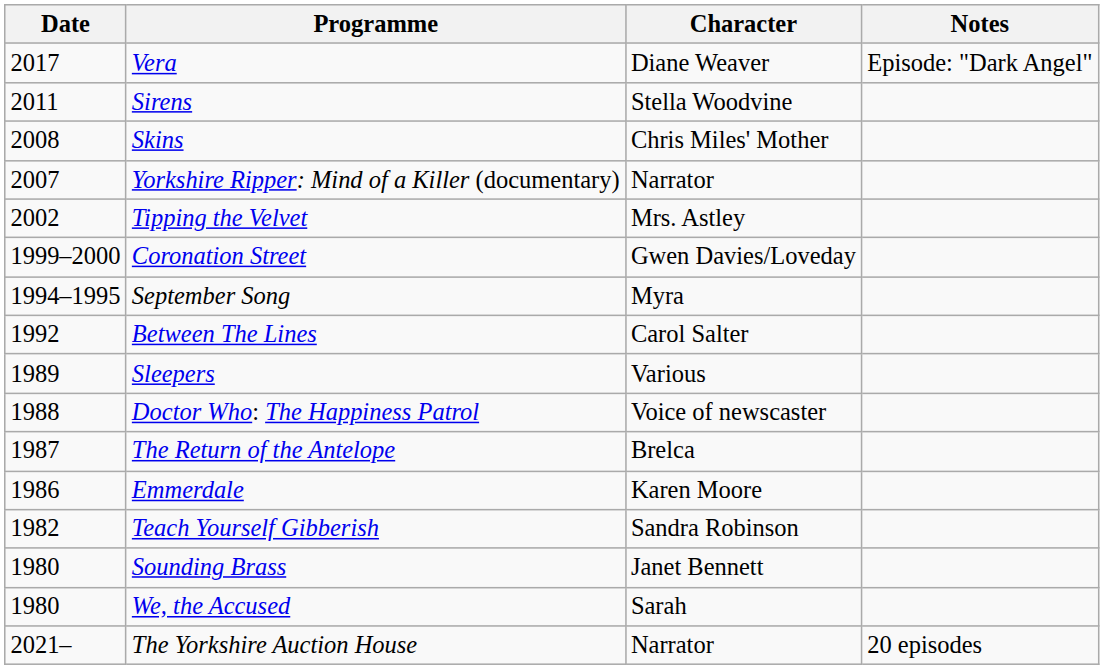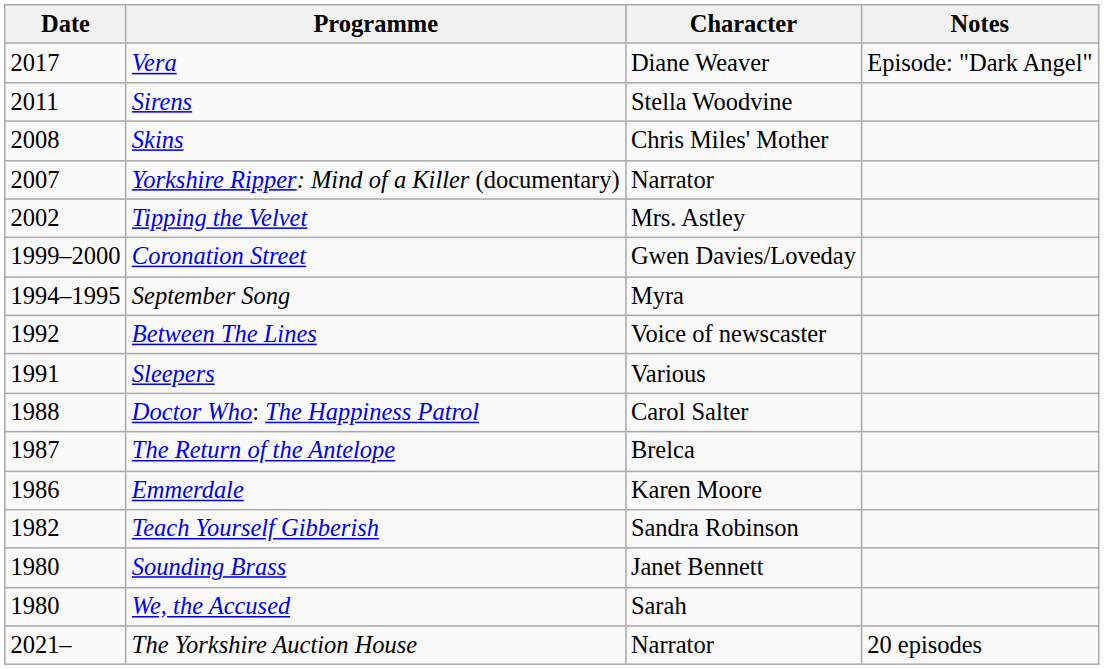(690, 334) Carol Salter -> (729, 334) Voice of newscaster
(35, 373) 1989 -> (35, 373) 1991
(729, 412) Voice of newscaster -> (690, 412) Carol Salter
